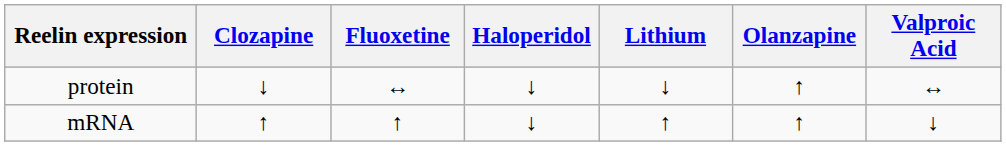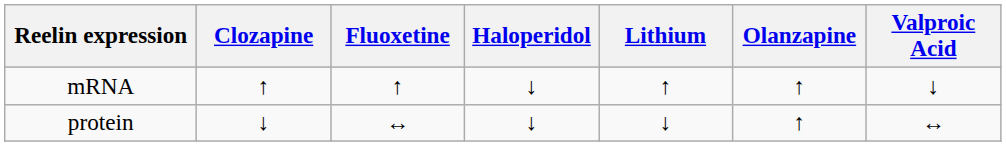rows swapped: (101, 85) <-> (101, 122)
